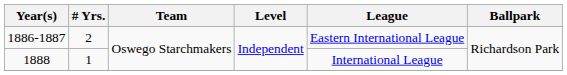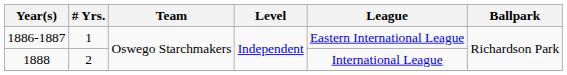(89, 37) 2 -> (89, 37) 1
(89, 59) 1 -> (89, 59) 2
